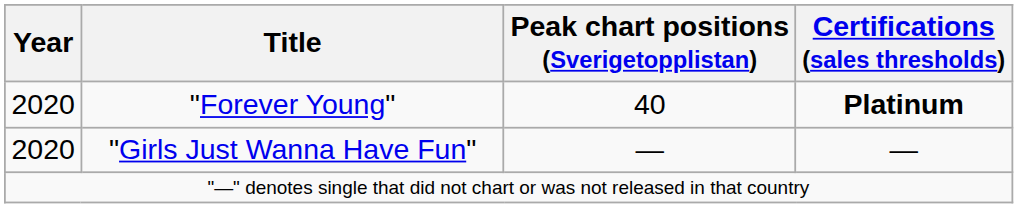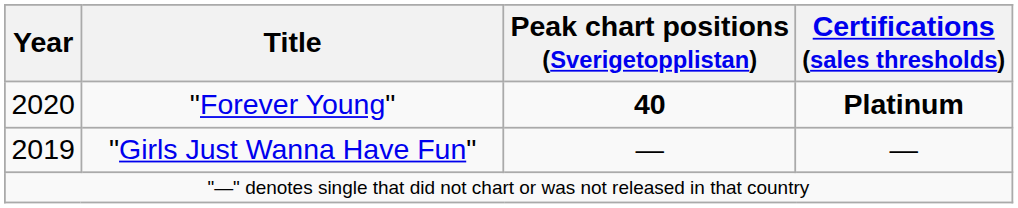(650, 104) normal -> (650, 104) bold
(43, 149) 2020 -> (43, 149) 2019
